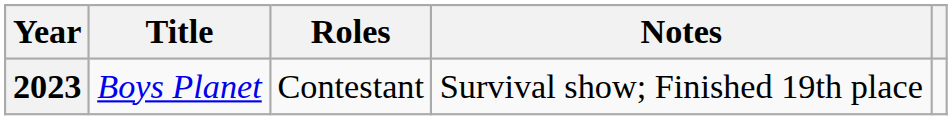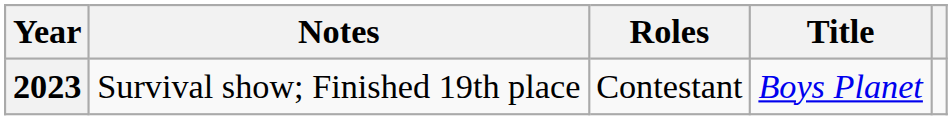columns swapped: (179, 31) <-> (681, 31)
